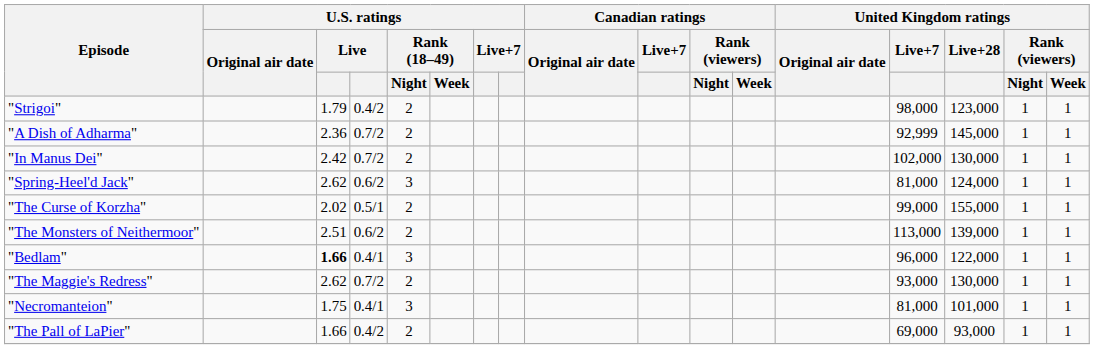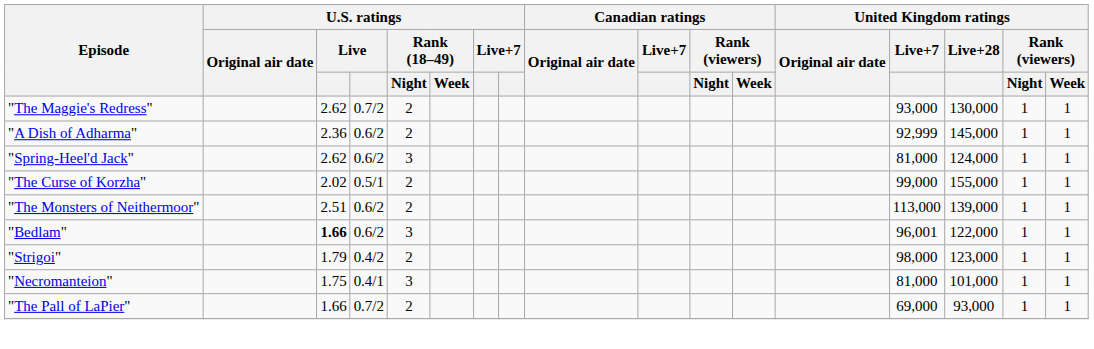rows swapped: (80, 281) <-> (35, 109)
(369, 133) 0.7/2 -> (369, 133) 0.6/2
- row: (55, 158)
(369, 257) 0.4/1 -> (369, 232) 0.6/2
(917, 257) 96,000 -> (917, 232) 96,001
(369, 331) 0.4/2 -> (369, 306) 0.7/2
